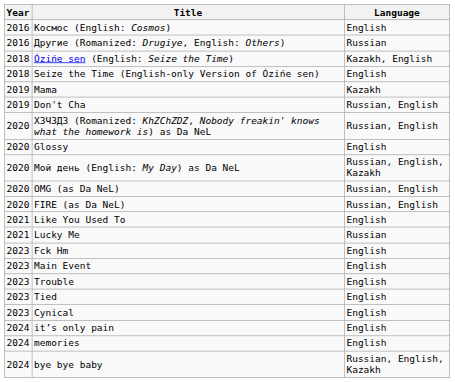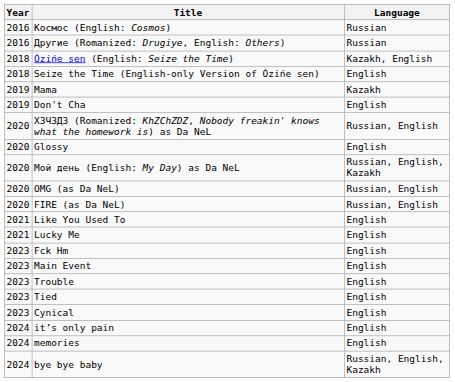(366, 28) English -> (366, 28) Russian
(392, 105) Russian, English -> (366, 105) English
(366, 235) Russian -> (366, 235) English
